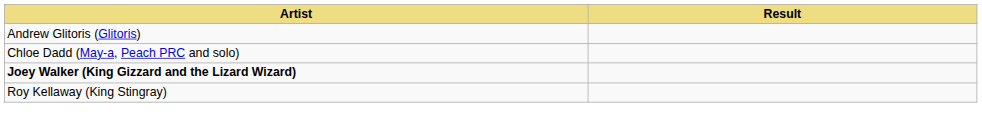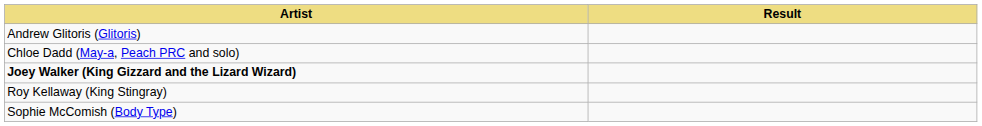+ row: (92, 111)
